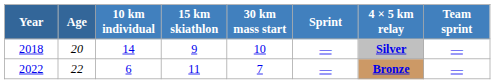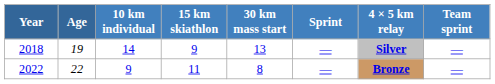(77, 49) 20 -> (77, 49) 19
(260, 49) 10 -> (260, 49) 13
(129, 69) 6 -> (129, 69) 9
(260, 69) 7 -> (260, 69) 8
